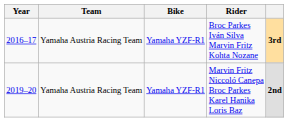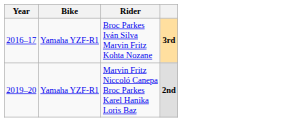- column: (91, 11)
